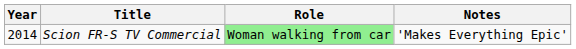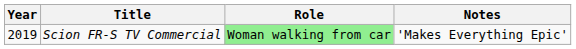(22, 35) 2014 -> (22, 35) 2019
